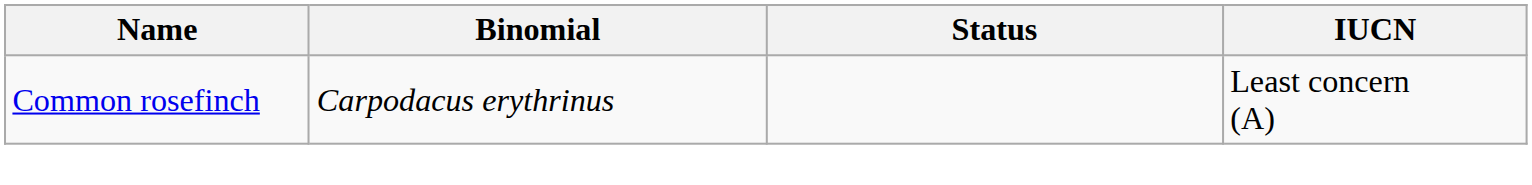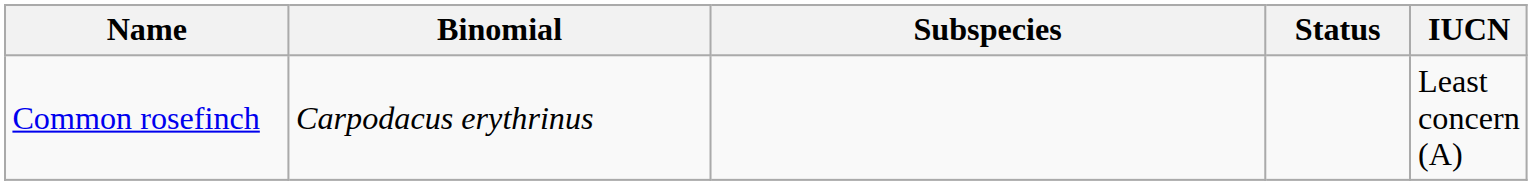+ column: (988, 30)
